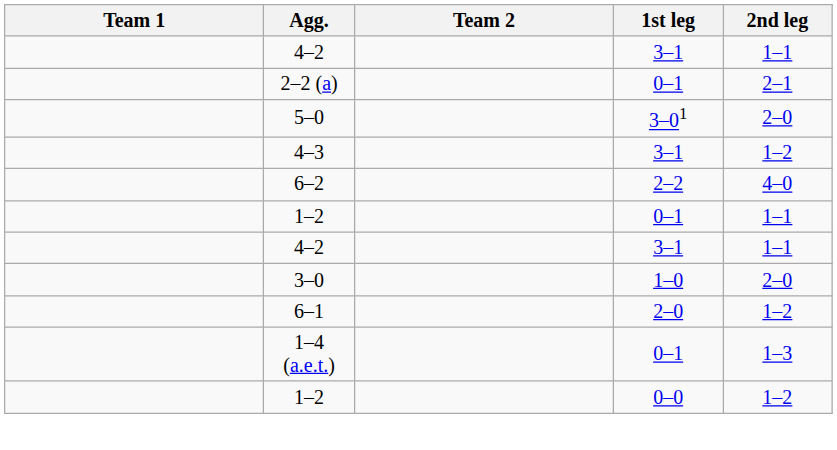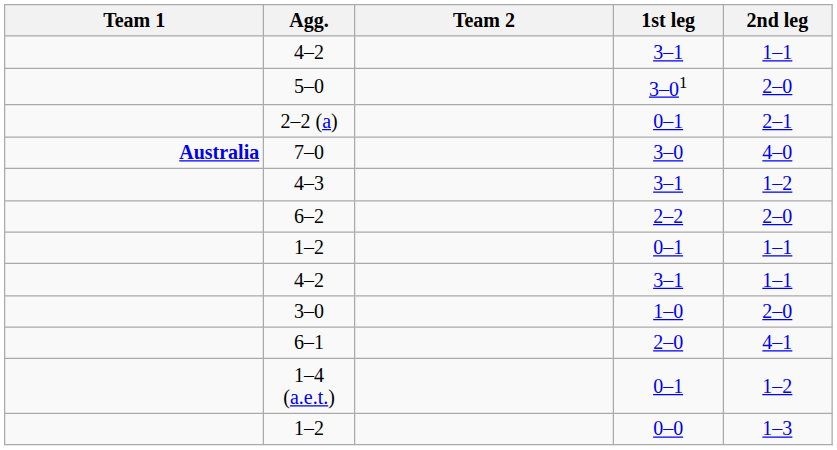rows swapped: (309, 118) <-> (309, 83)
+ row: (309, 152)
(777, 184) 4–0 -> (777, 216) 2–0
(777, 311) 1–2 -> (777, 342) 4–1
(777, 354) 1–3 -> (777, 385) 1–2
(777, 397) 1–2 -> (777, 428) 1–3
